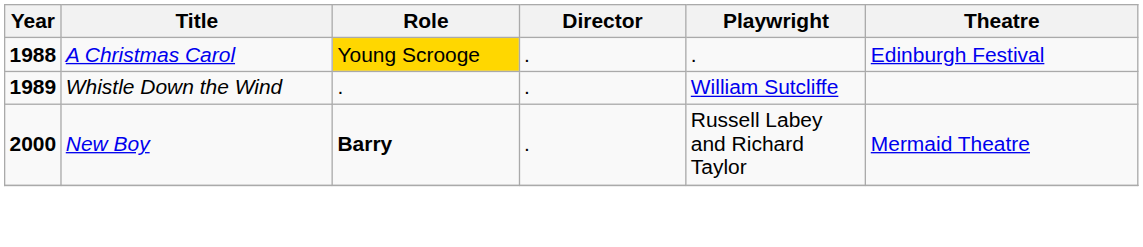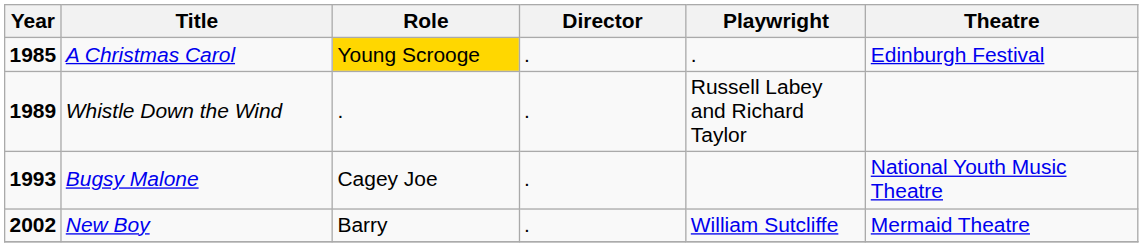(33, 54) 1988 -> (33, 54) 1985
(765, 87) William Sutcliffe -> (757, 111) Russell Labey and Richard Taylor
+ row: (132, 179)
(33, 144) 2000 -> (33, 224) 2002
(365, 144) bold -> (362, 224) normal
(757, 144) Russell Labey and Richard Taylor -> (765, 224) William Sutcliffe
